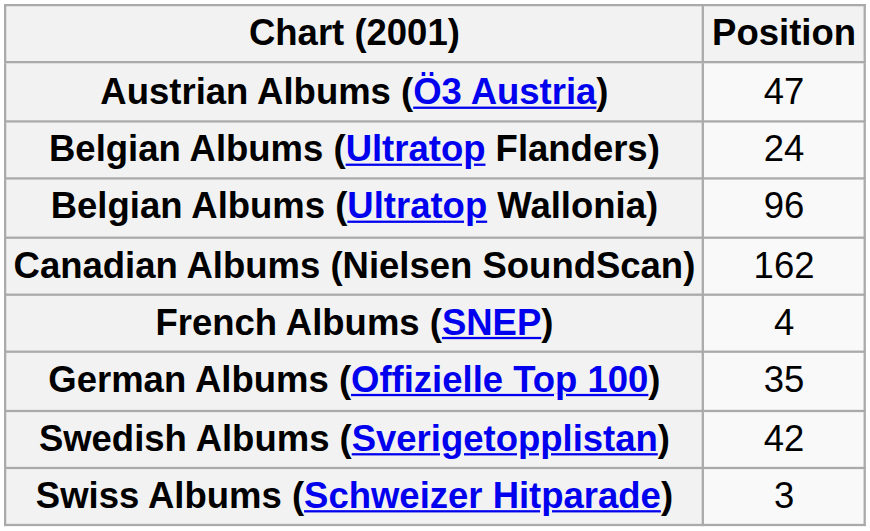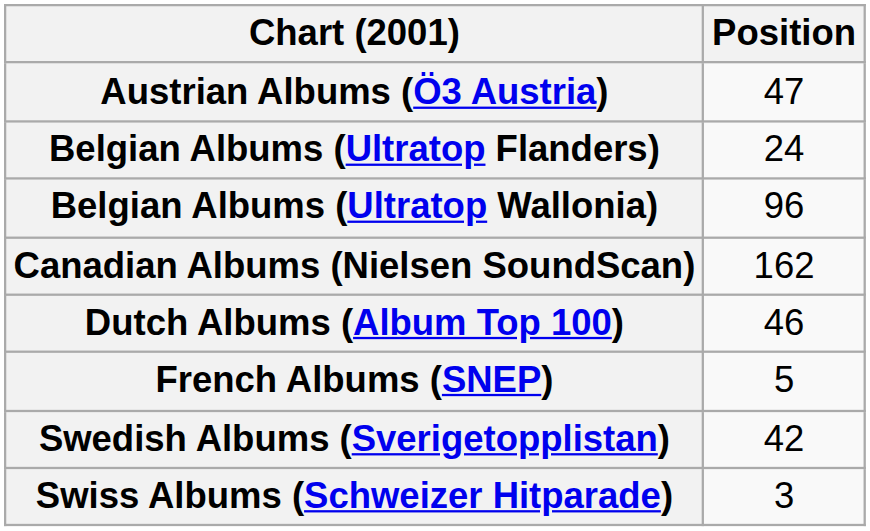+ row: (354, 322)
(784, 322) 4 -> (784, 380) 5
- row: (354, 380)
